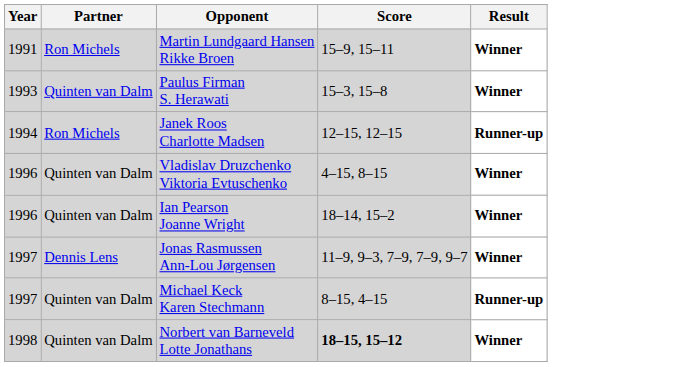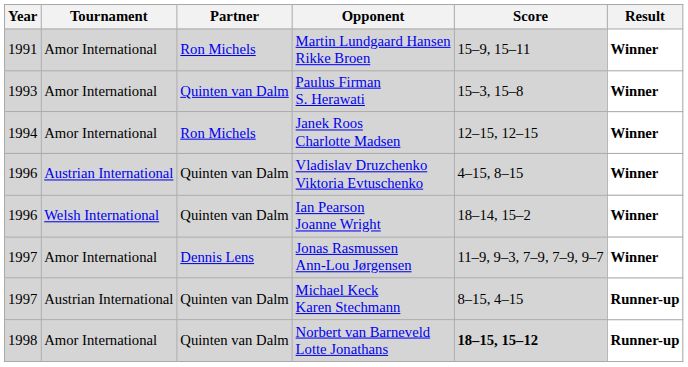+ column: (109, 17)
(509, 133) Runner-up -> (634, 133) Winner
(498, 340) Winner -> (645, 340) Runner-up
